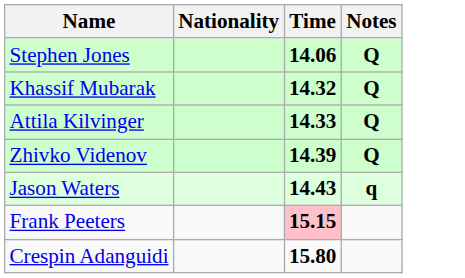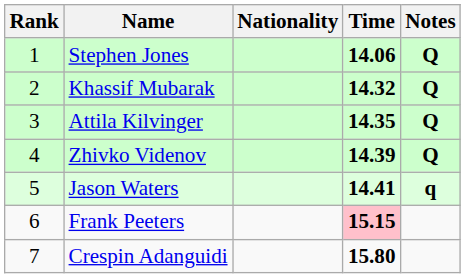+ column: (34, 21)
(313, 121) 14.33 -> (372, 121) 14.35
(313, 188) 14.43 -> (372, 188) 14.41
